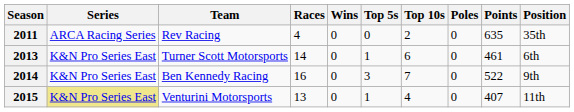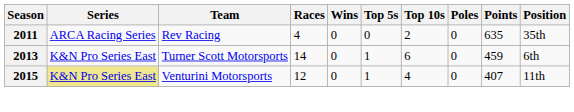(494, 56) 461 -> (494, 56) 459
- row: (26, 76)
(300, 97) 13 -> (300, 76) 12
